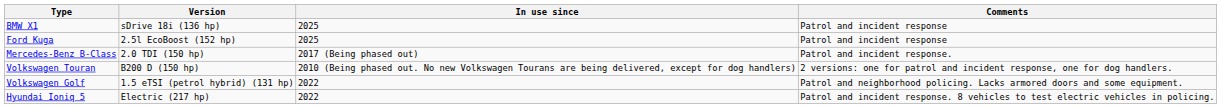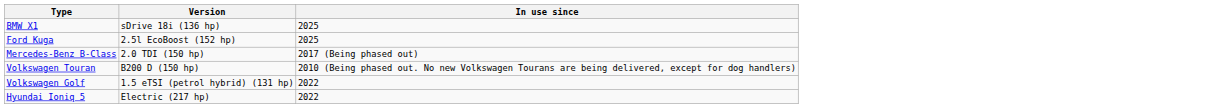- column: (1007, 11)
